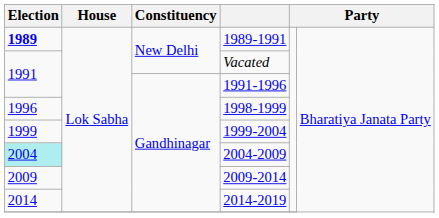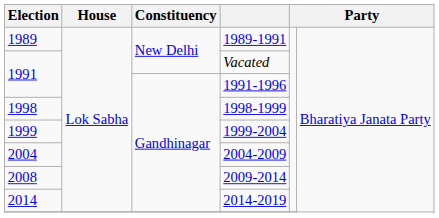(22, 39) bold -> (22, 39) normal
(22, 108) 1996 -> (22, 108) 1998
(22, 154) paleturquoise background -> (22, 154) no background
(22, 177) 2009 -> (22, 177) 2008
